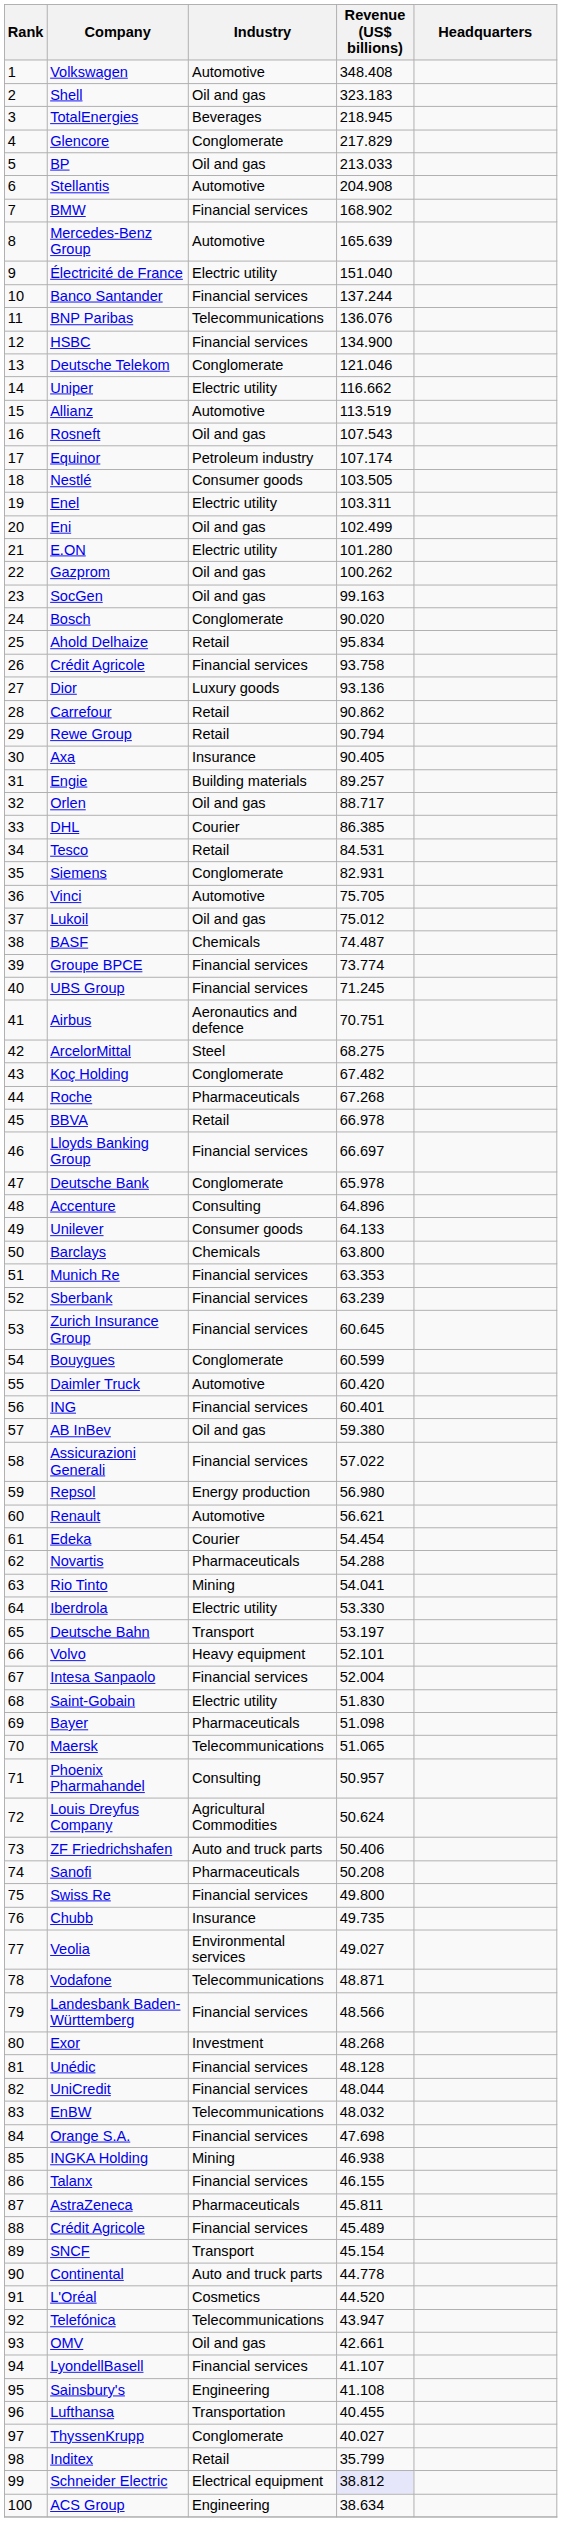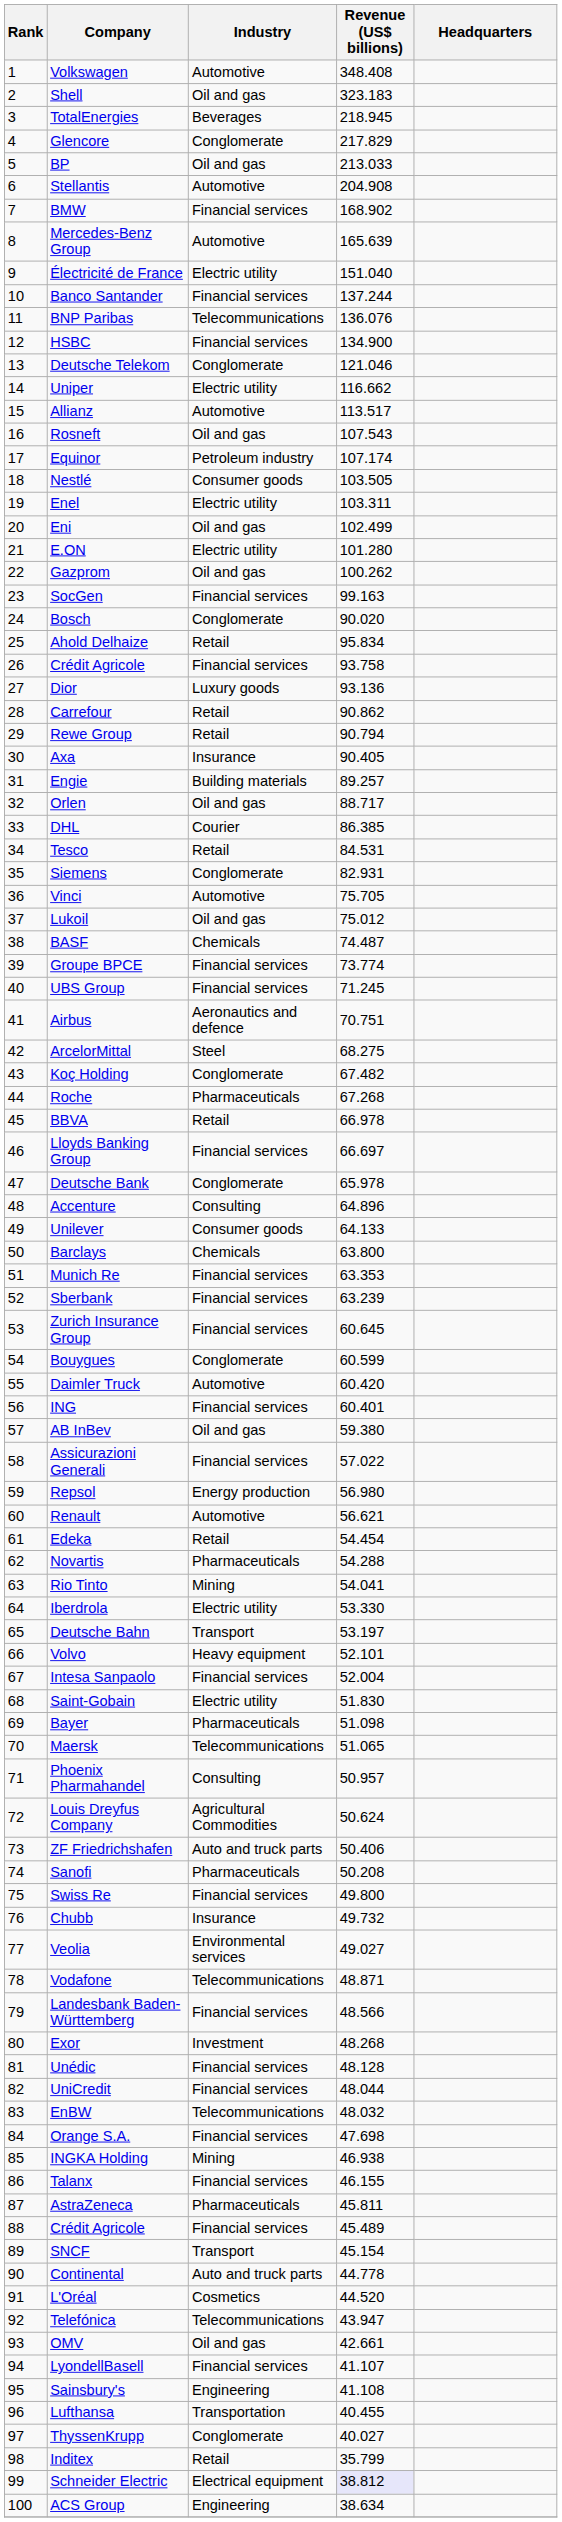(365, 411) 113.519 -> (365, 411) 113.517
(229, 596) Oil and gas -> (250, 596) Financial services
(216, 1539) Courier -> (211, 1539) Retail
(362, 1918) 49.735 -> (362, 1918) 49.732
